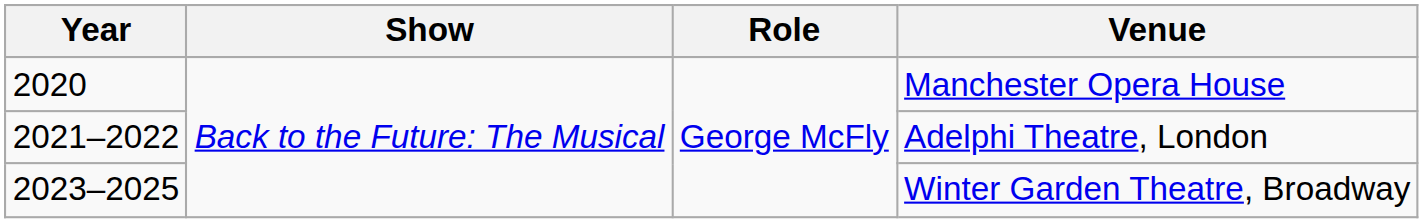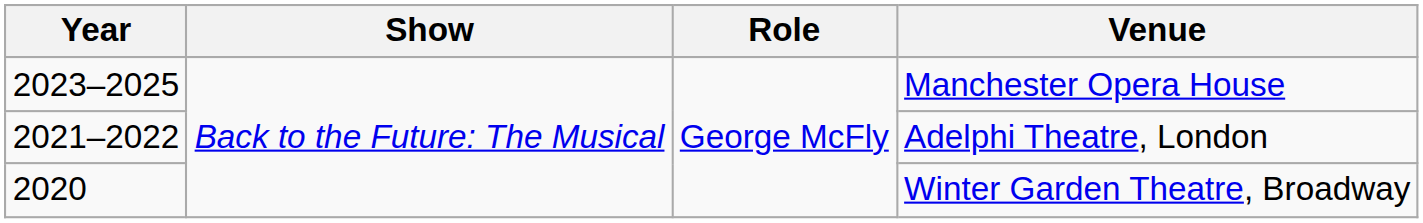(50, 83) 2020 -> (96, 83) 2023–2025
(96, 189) 2023–2025 -> (50, 189) 2020
